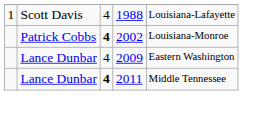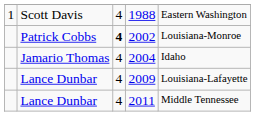(192, 15) Louisiana-Lafayette -> (204, 15) Eastern Washington
+ row: (142, 57)
(191, 57) Eastern Washington -> (204, 79) Louisiana-Lafayette
(106, 79) bold -> (119, 100) normal
